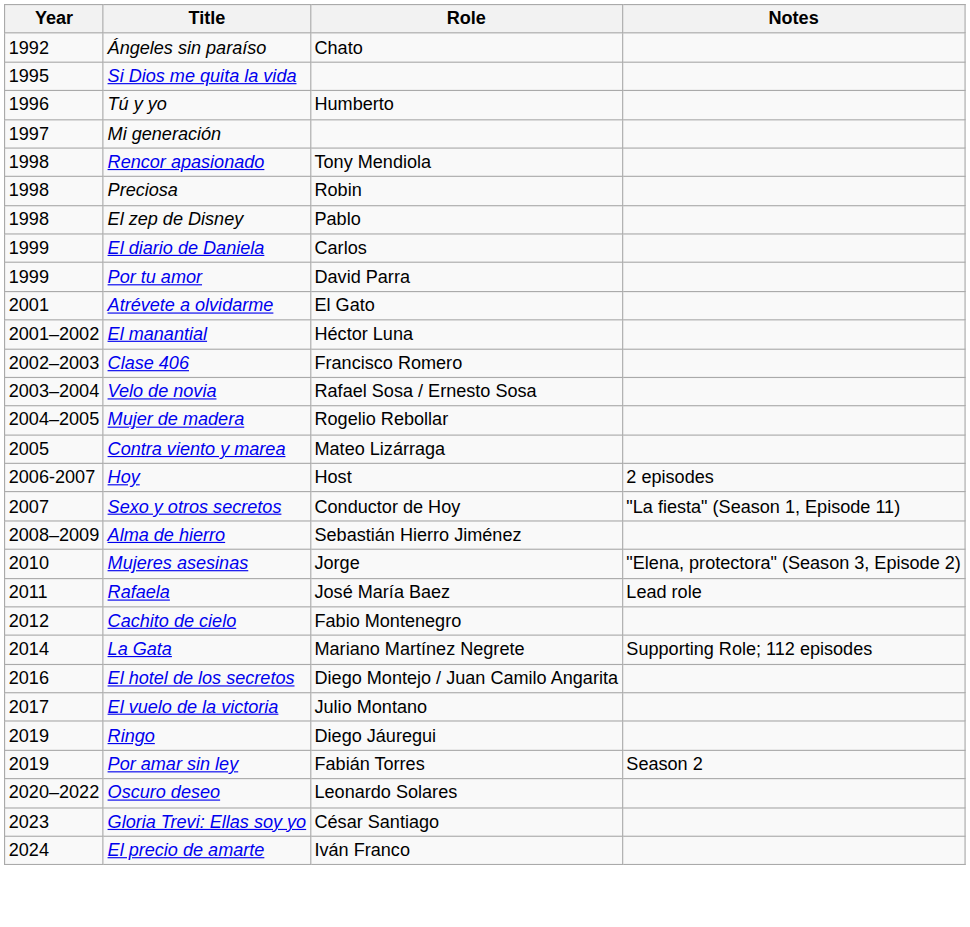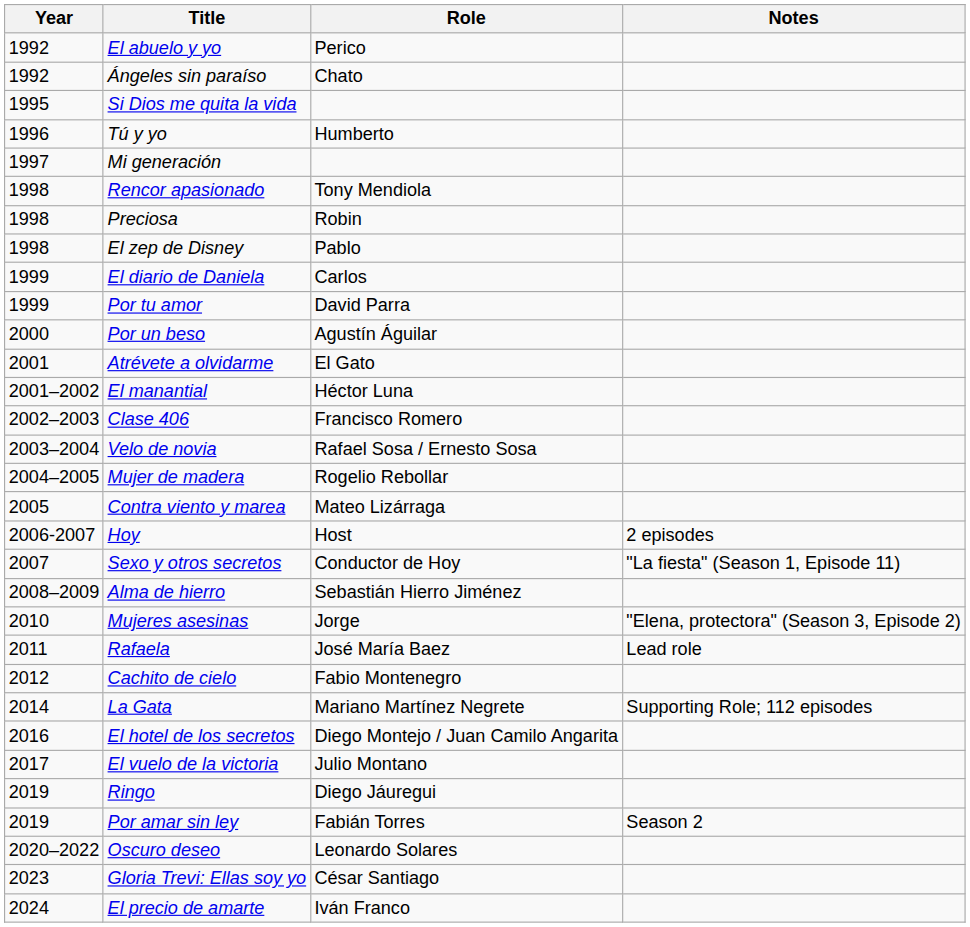+ row: (164, 47)
+ row: (156, 334)
